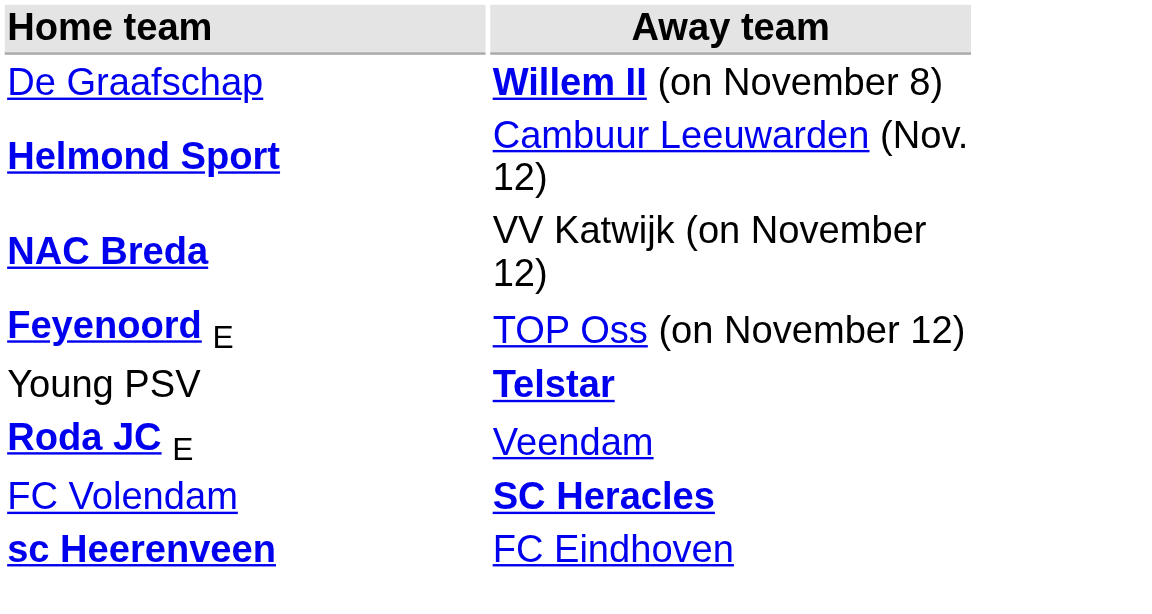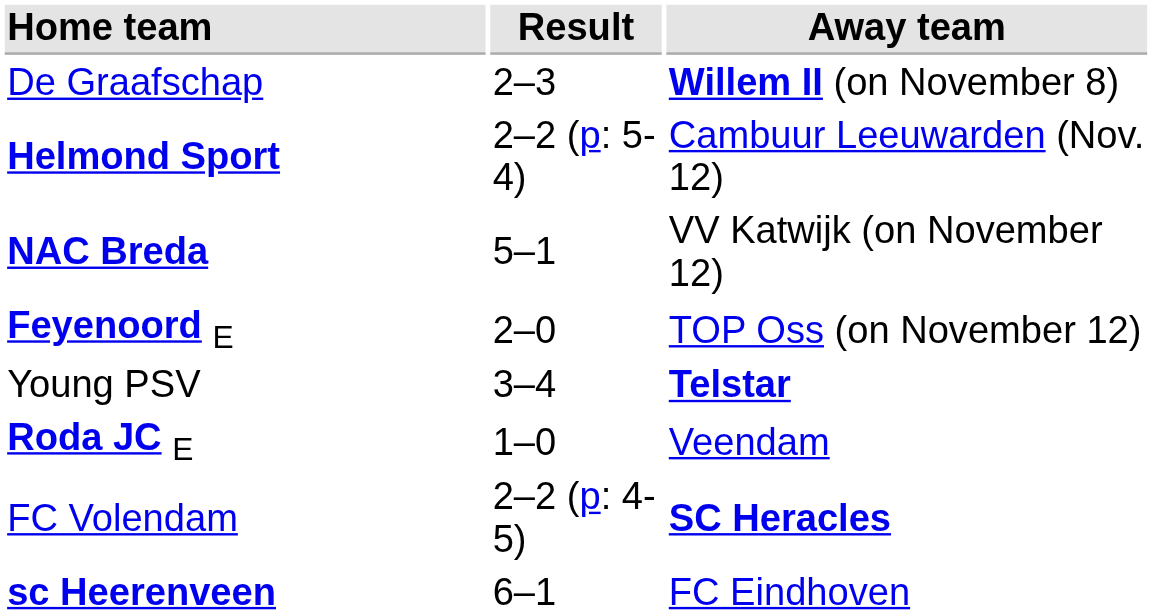+ column: (576, 27)
